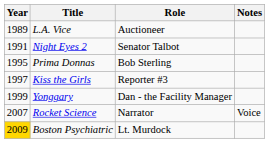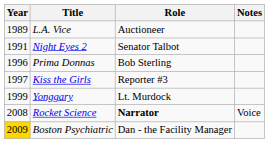(17, 63) 1995 -> (17, 63) 1996
(175, 96) Dan - the Facility Manager -> (144, 96) Lt. Murdock
(17, 113) 2007 -> (17, 113) 2008
(136, 113) normal -> (138, 113) bold
(144, 130) Lt. Murdock -> (175, 130) Dan - the Facility Manager
